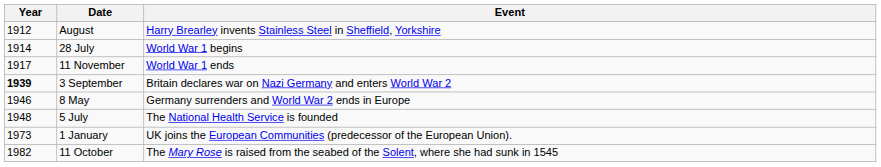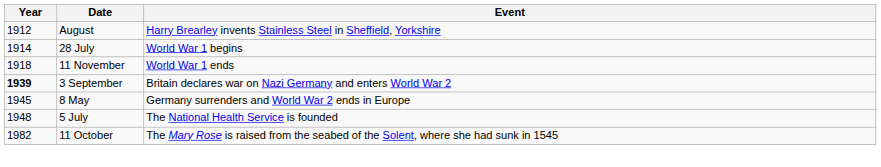(19, 65) 1917 -> (19, 65) 1918
(19, 100) 1946 -> (19, 100) 1945
- row: (83, 135)
